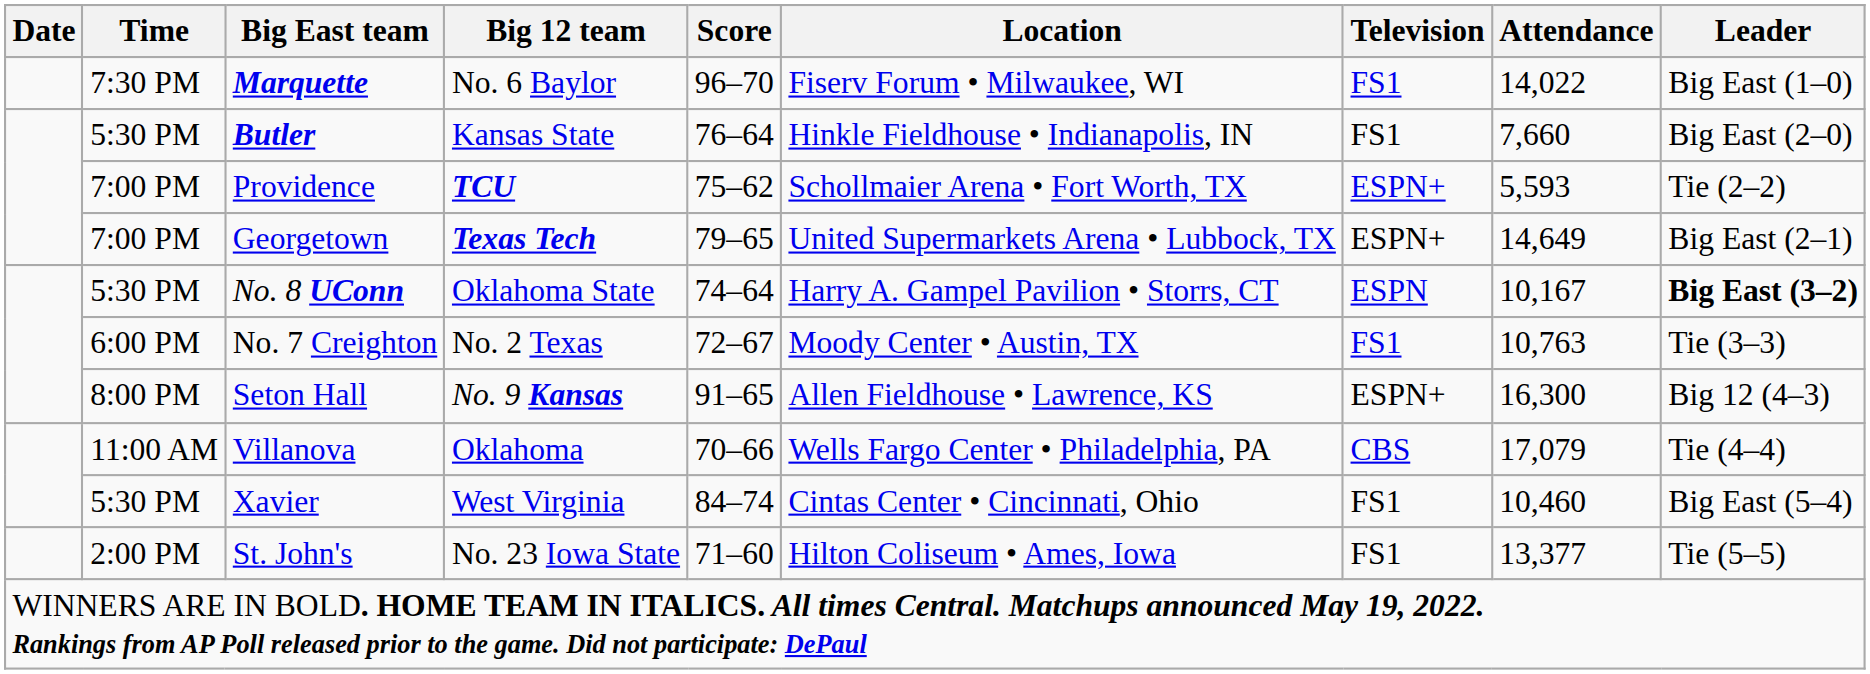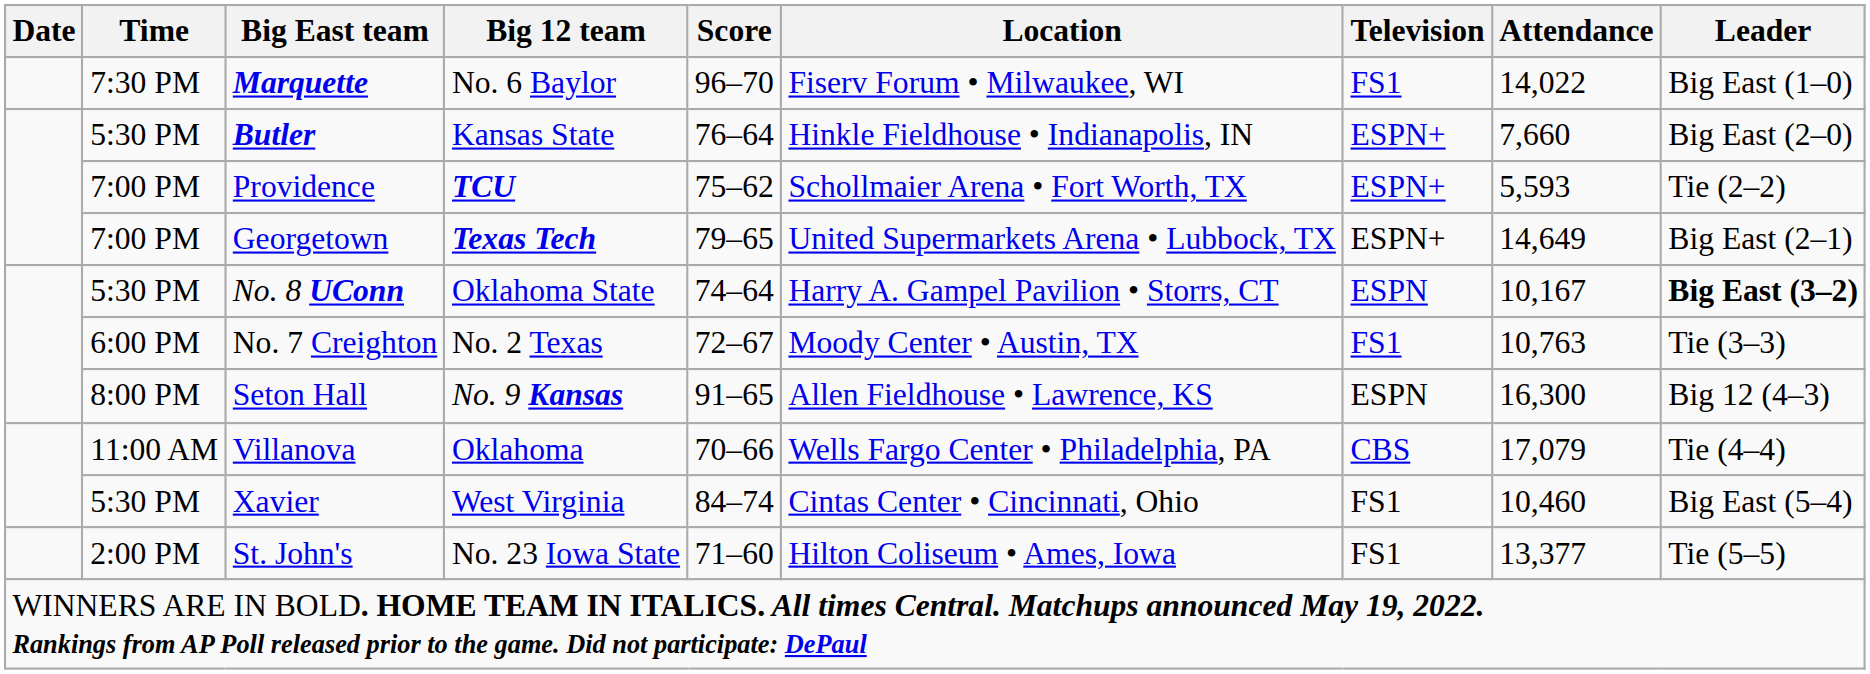(1376, 135) FS1 -> (1398, 135) ESPN+
(1398, 395) ESPN+ -> (1389, 395) ESPN
